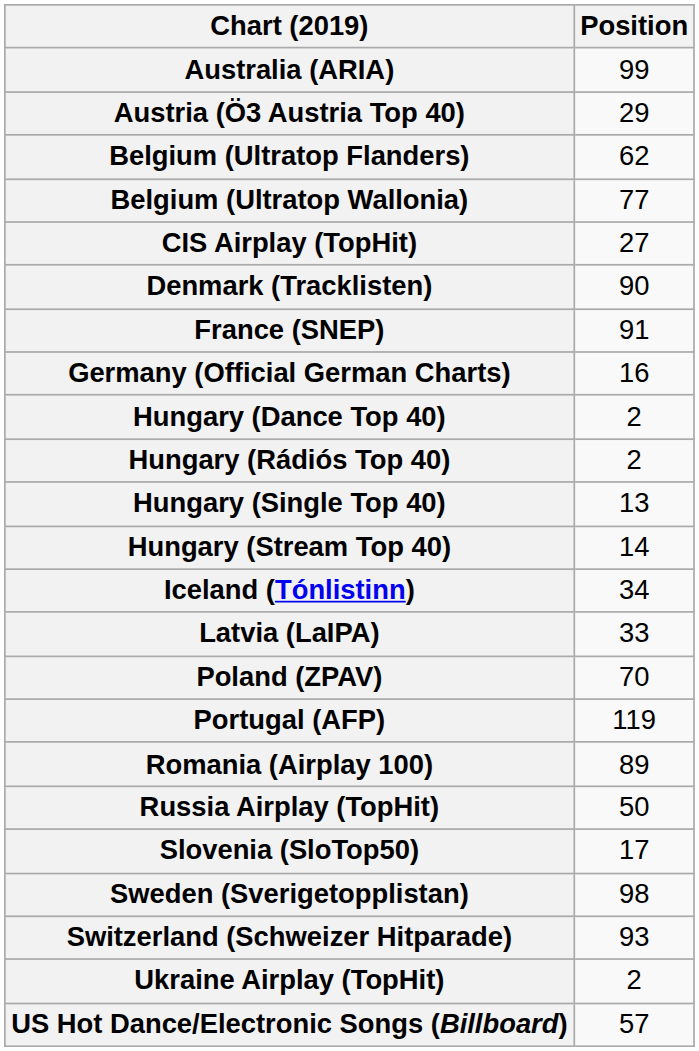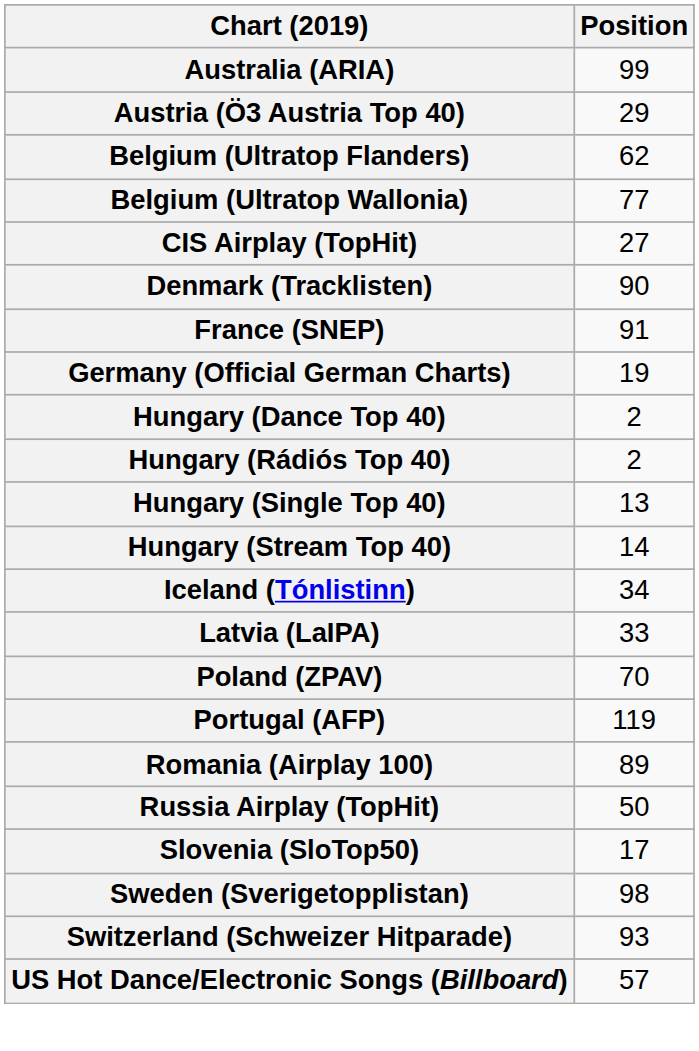(634, 373) 16 -> (634, 373) 19
- row: (289, 980)
